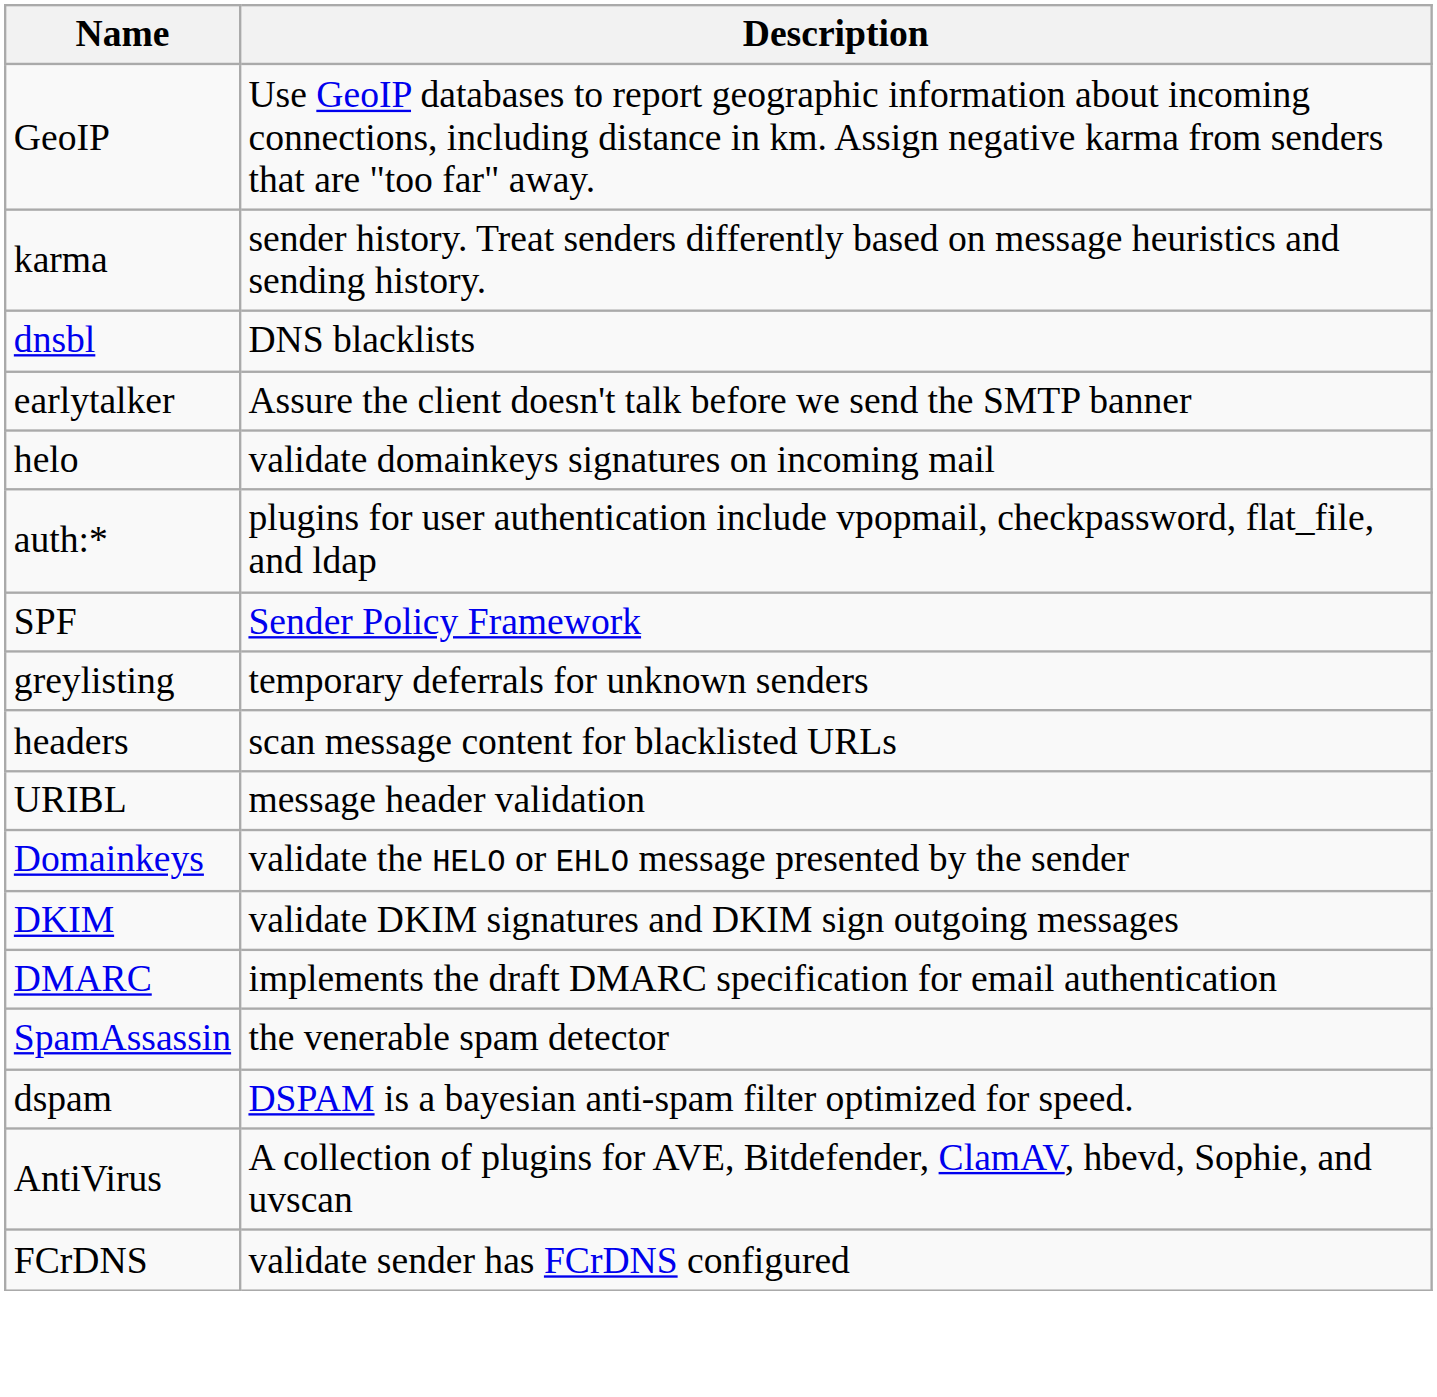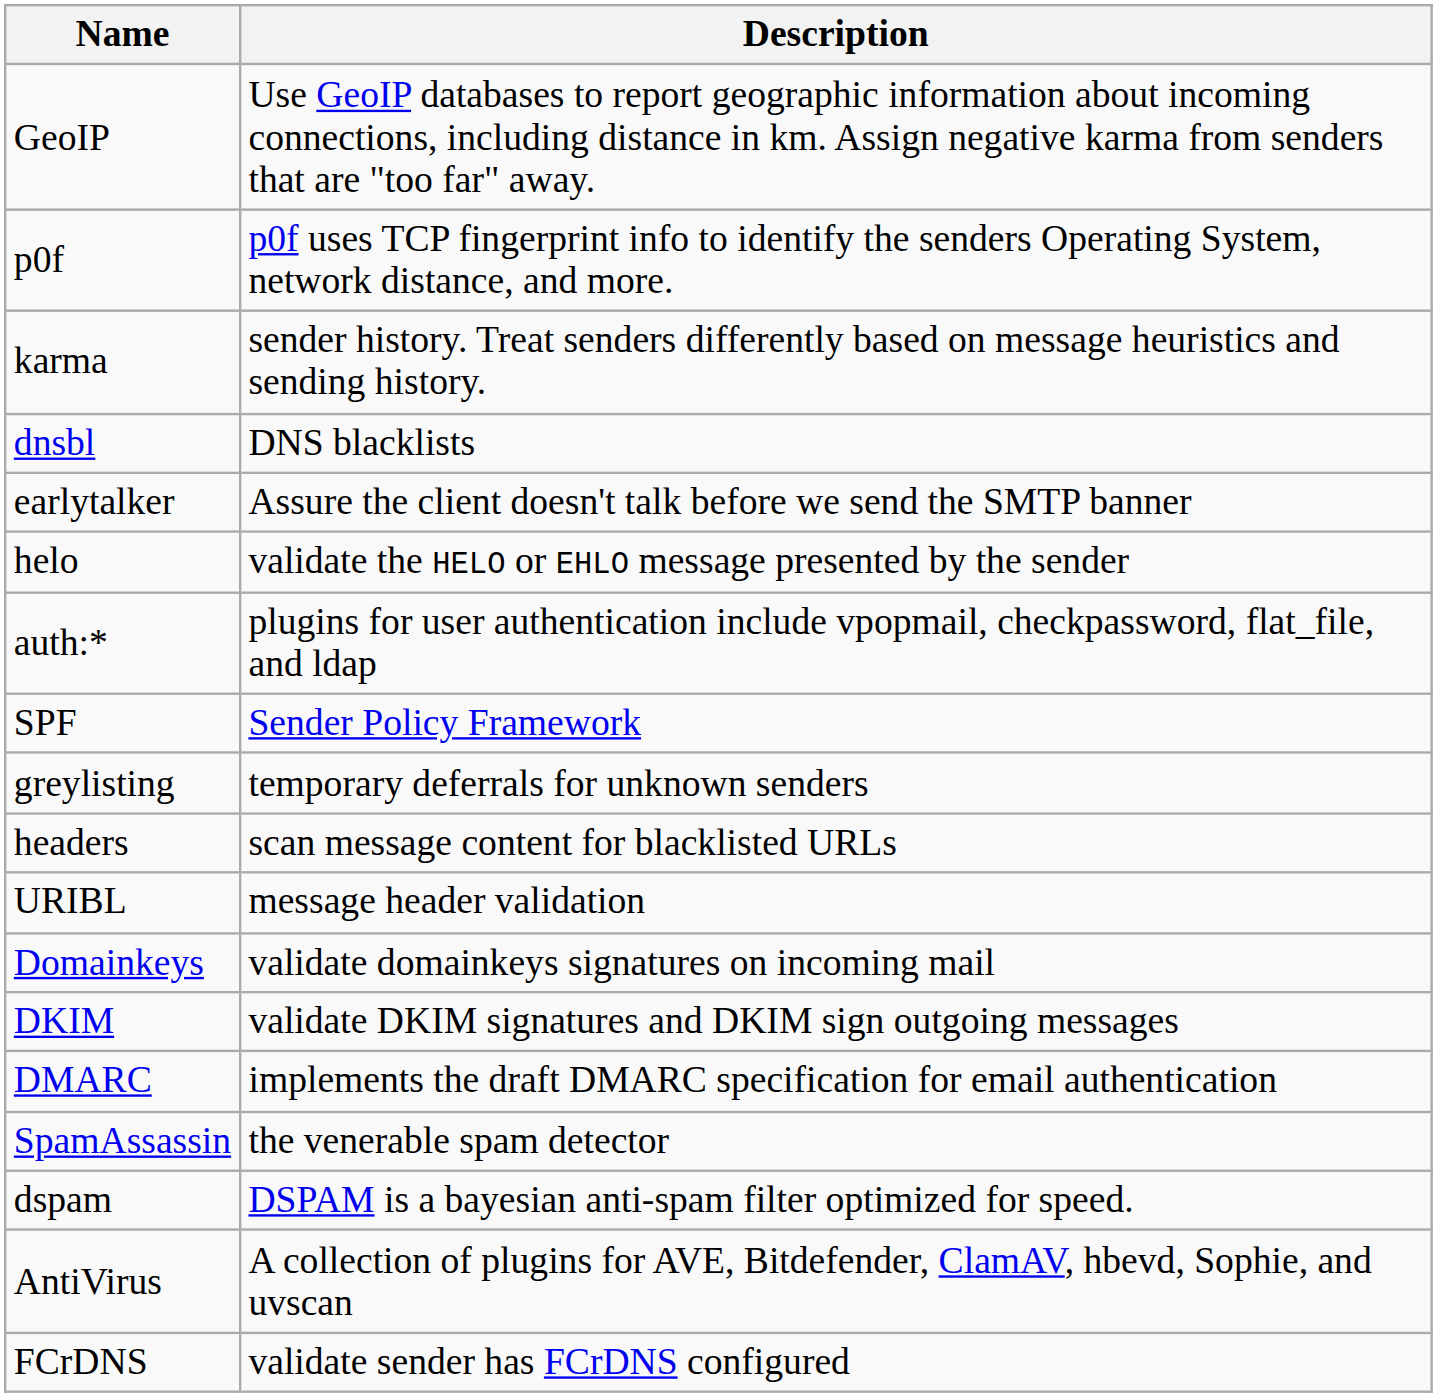+ row: (39, 259)
(622, 459) validate domainkeys signatures on incoming mail -> (689, 562) validate the HELO or EHLO message presented by the sender
(689, 860) validate the HELO or EHLO message presented by the sender -> (622, 961) validate domainkeys signatures on incoming mail
